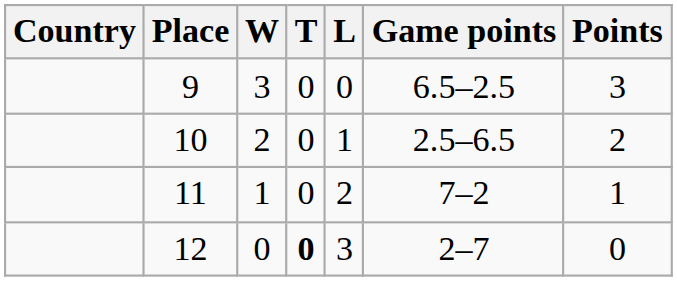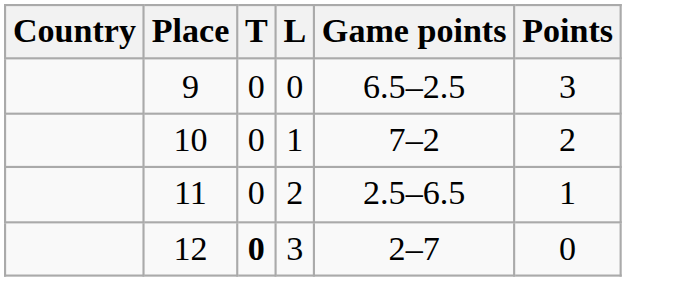- column: (262, 31)
(464, 139) 2.5–6.5 -> (414, 139) 7–2
(464, 193) 7–2 -> (414, 193) 2.5–6.5
